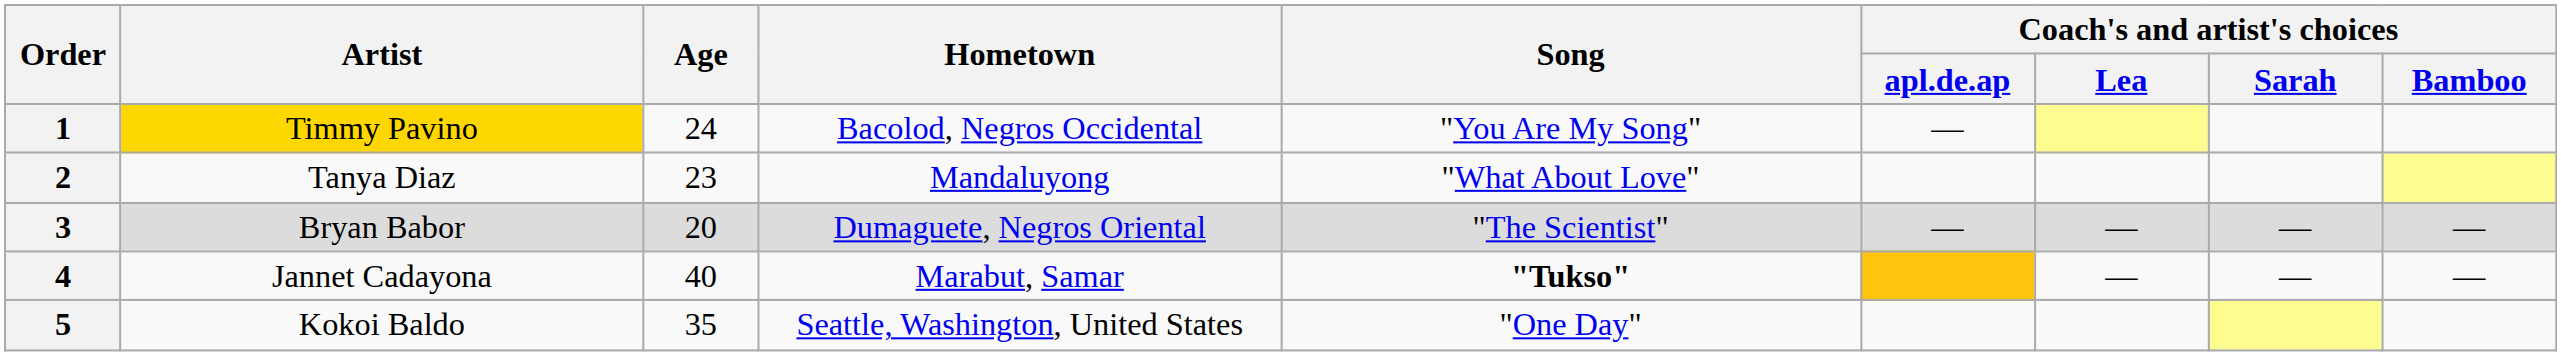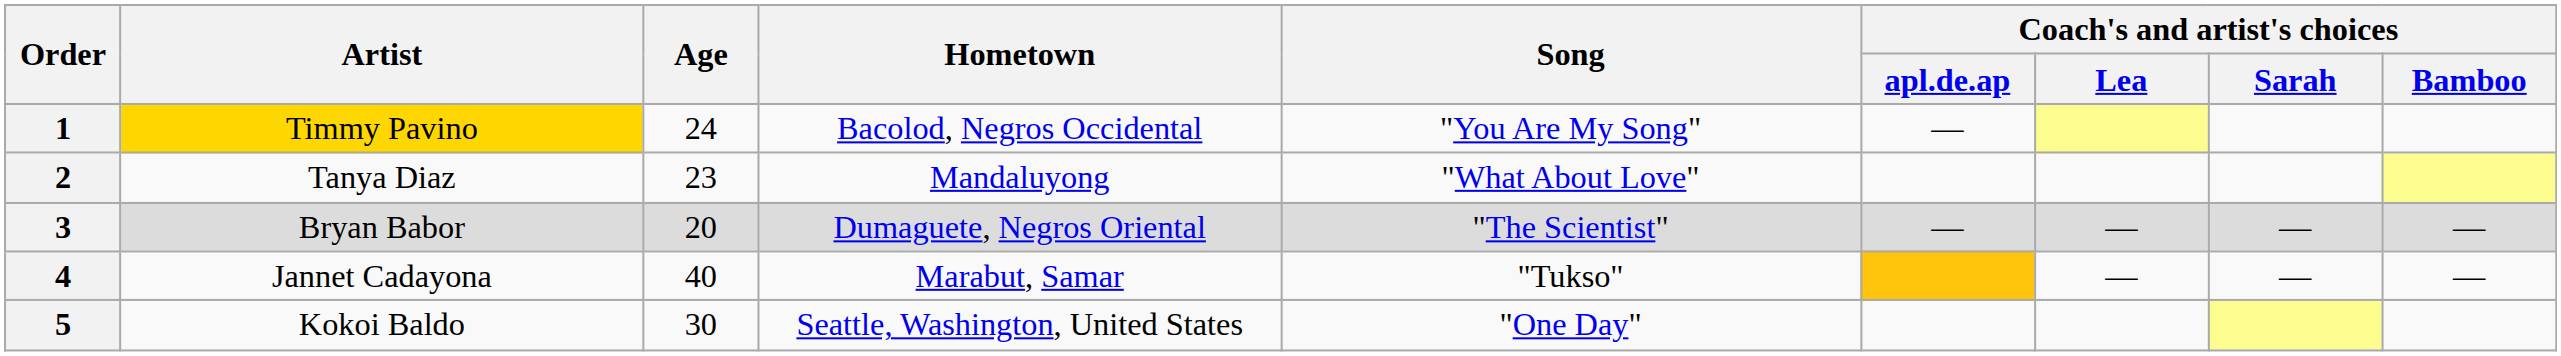(1571, 276) bold -> (1571, 276) normal
(701, 325) 35 -> (701, 325) 30
